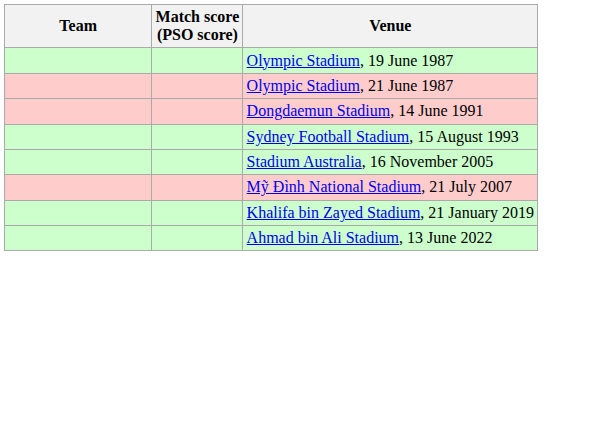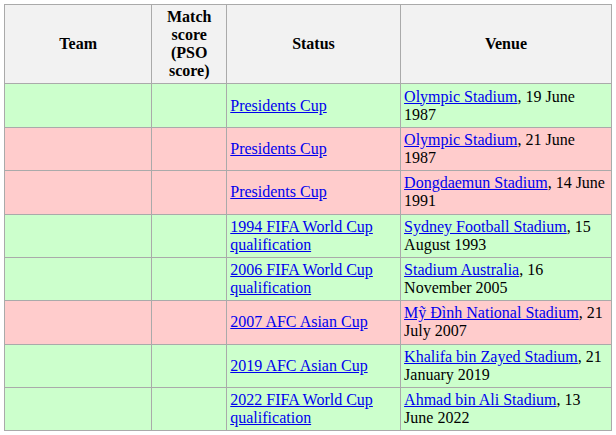+ column: (313, 44)
